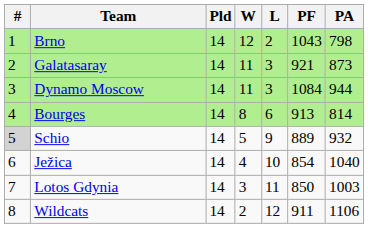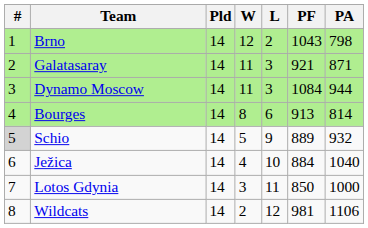(341, 65) 873 -> (341, 65) 871
(303, 162) 854 -> (303, 162) 884
(344, 187) 1003 -> (344, 187) 1000
(302, 211) 911 -> (303, 211) 981
